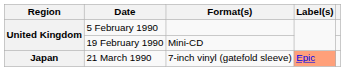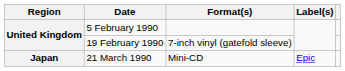(186, 43) Mini-CD -> (230, 43) 7-inch vinyl (gatefold sleeve)
(230, 58) 7-inch vinyl (gatefold sleeve) -> (186, 58) Mini-CD
(306, 58) lightsalmon background -> (306, 58) no background
